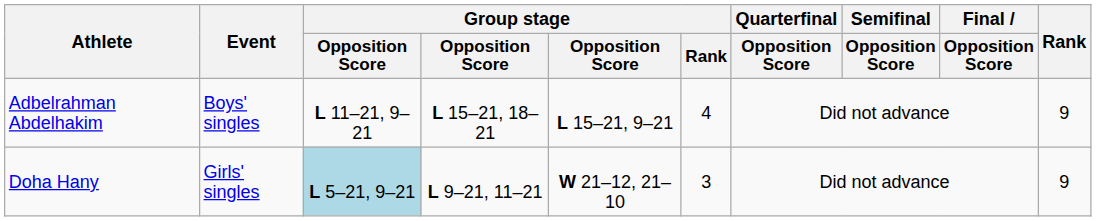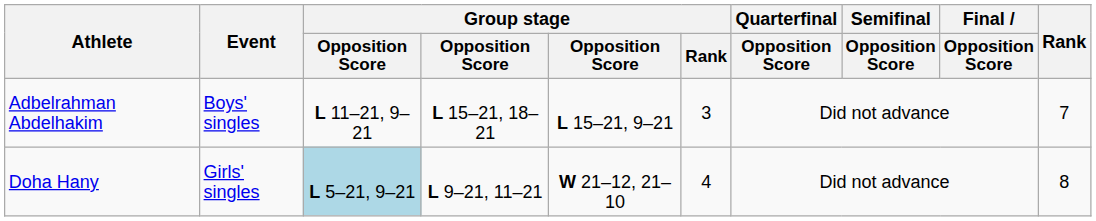(706, 113) 4 -> (706, 113) 3
(1064, 113) 9 -> (1064, 113) 7
(706, 182) 3 -> (706, 182) 4
(1064, 182) 9 -> (1064, 182) 8
